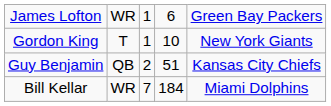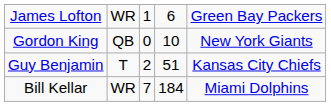(123, 40) T -> (123, 40) QB
(147, 40) 1 -> (147, 40) 0
(123, 64) QB -> (123, 64) T
